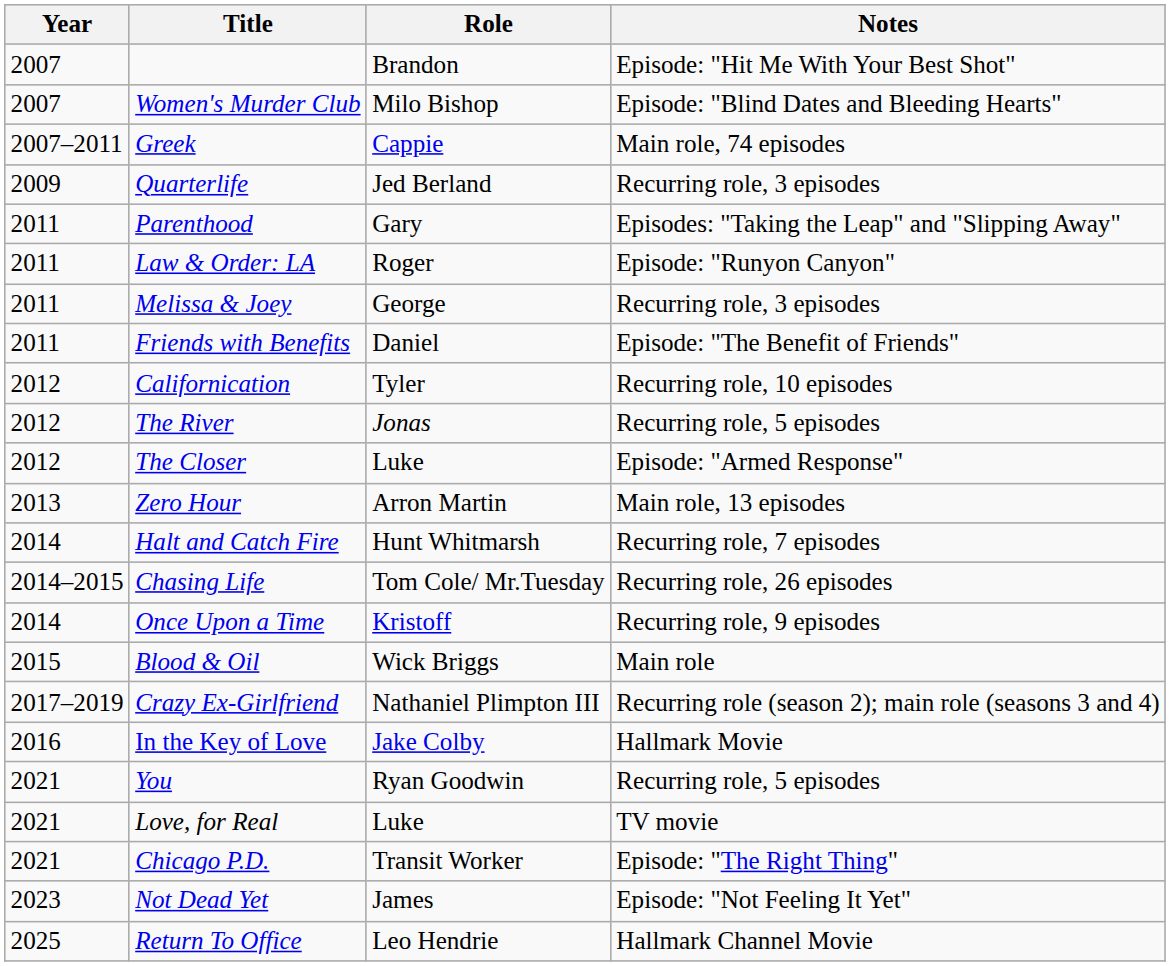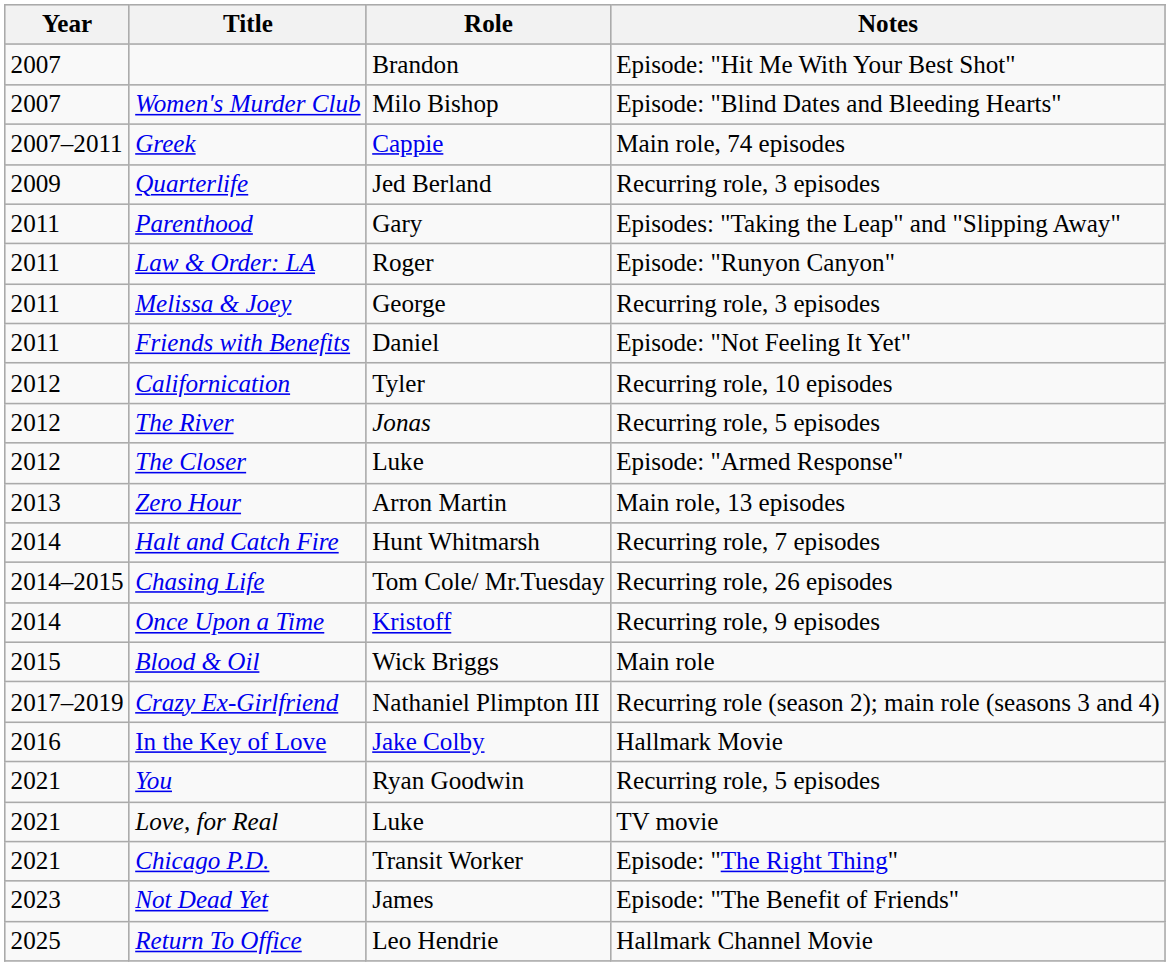(788, 343) Episode: "The Benefit of Friends" -> (764, 343) Episode: "Not Feeling It Yet"
(764, 900) Episode: "Not Feeling It Yet" -> (788, 900) Episode: "The Benefit of Friends"
